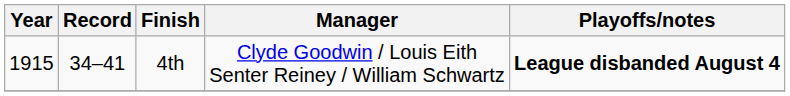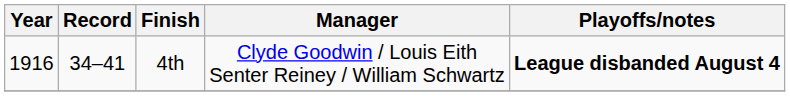(31, 63) 1915 -> (31, 63) 1916
